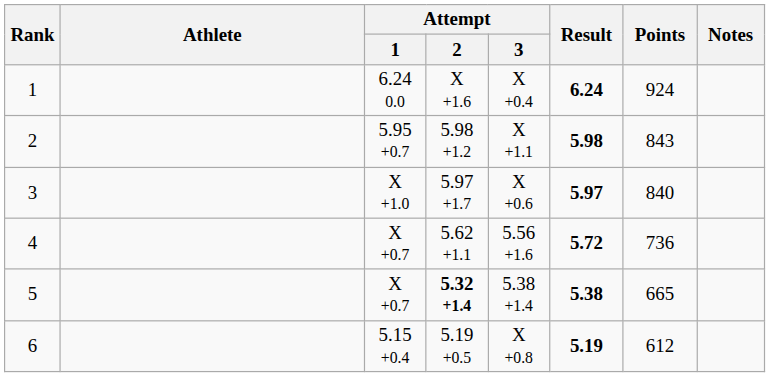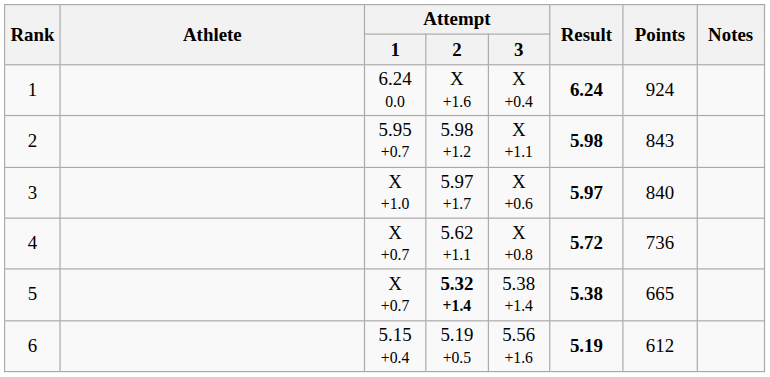(519, 243) 5.56 +1.6 -> (519, 243) X +0.8
(519, 345) X +0.8 -> (519, 345) 5.56 +1.6
